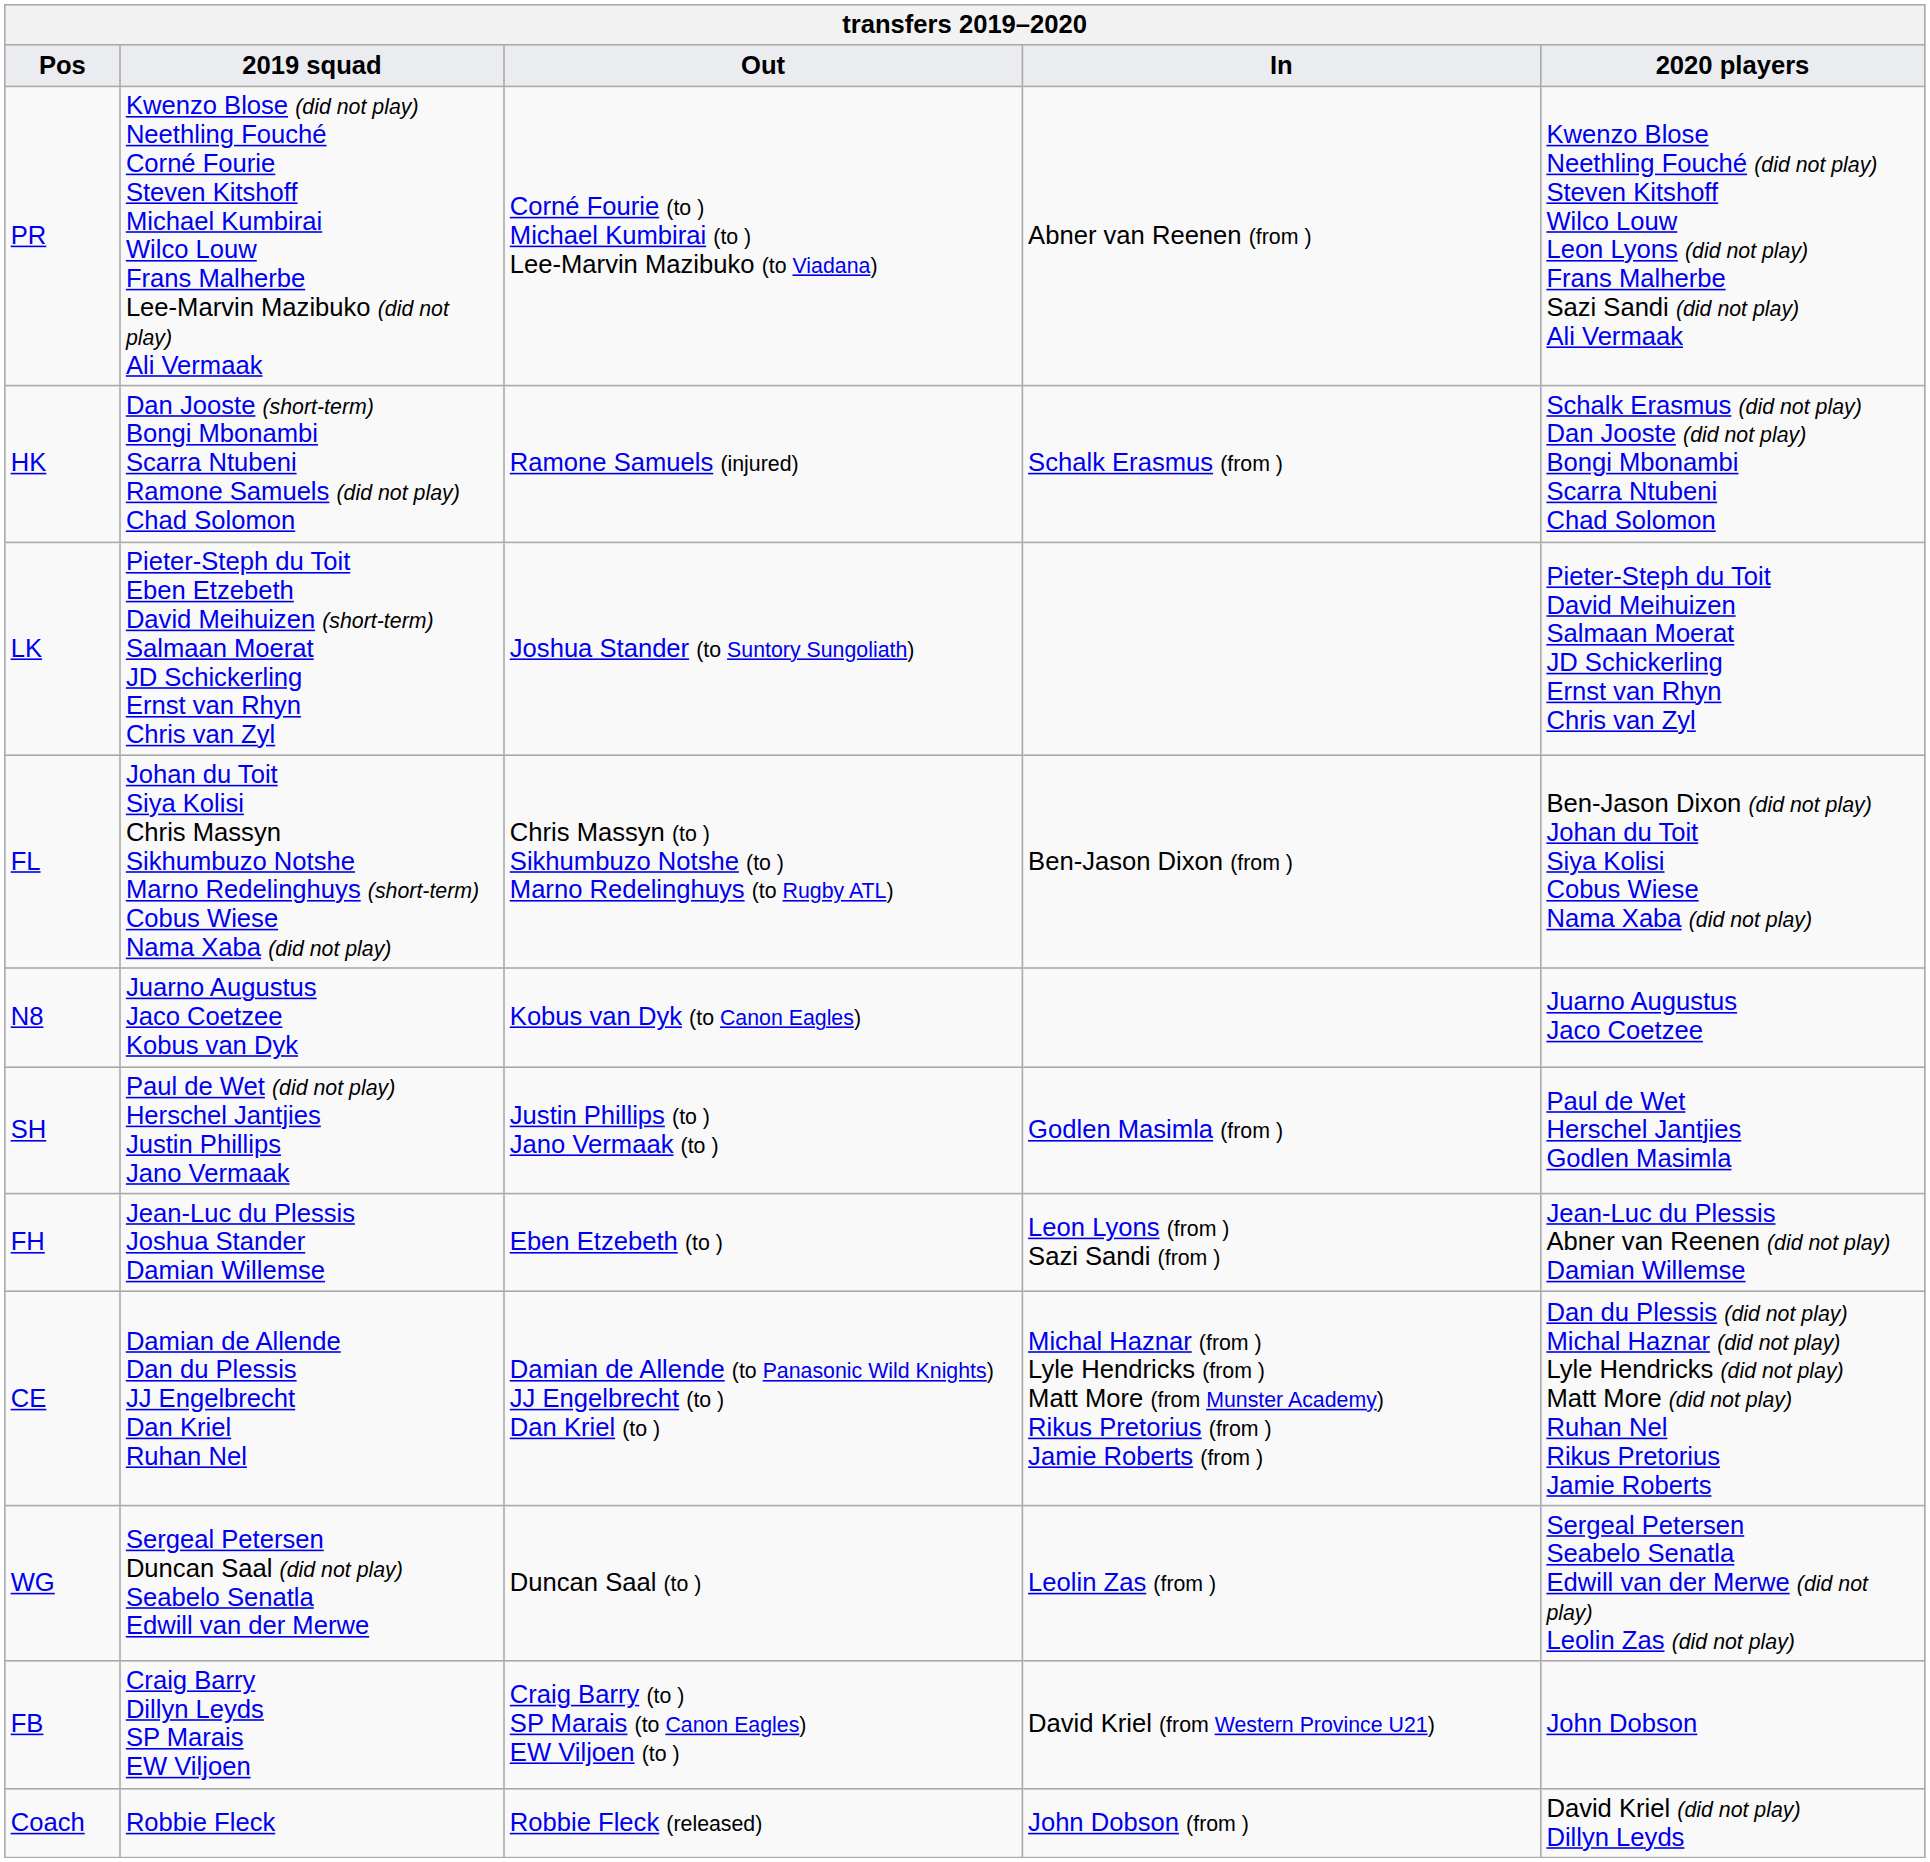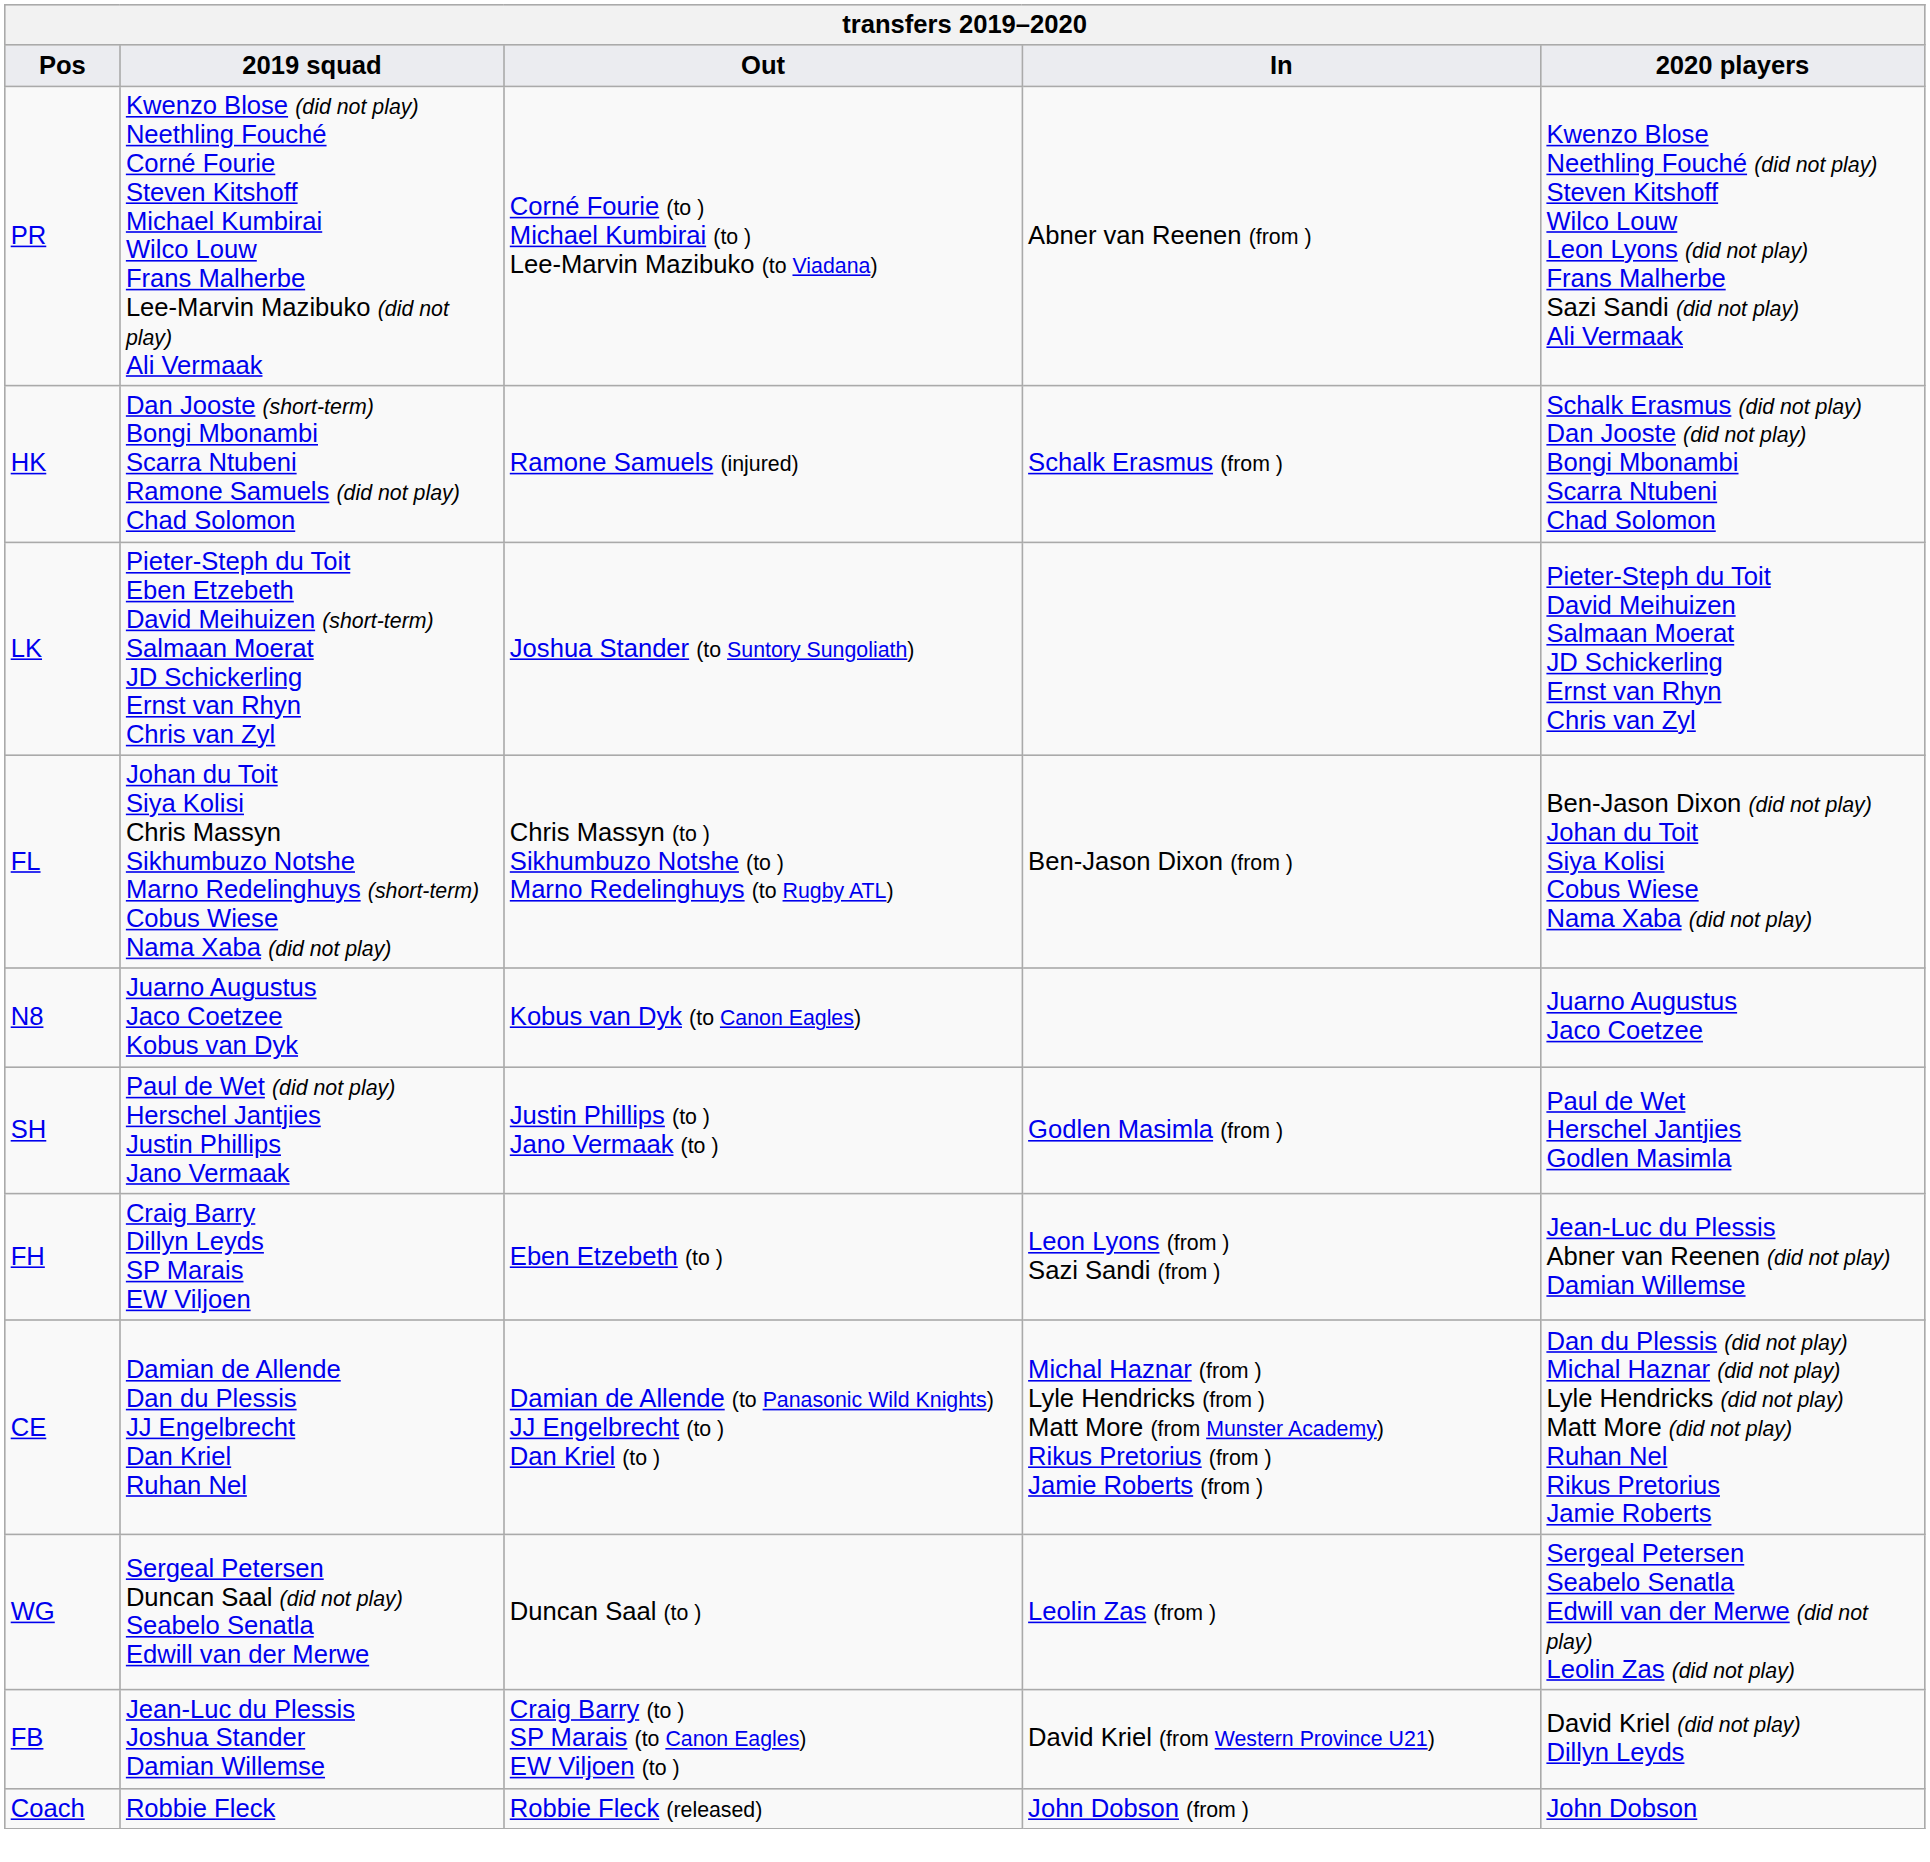(240, 1242) Jean-Luc du Plessis Joshua Stander Damian Willemse -> (195, 1256) Craig Barry Dillyn Leyds SP Marais EW Viljoen
(195, 1724) Craig Barry Dillyn Leyds SP Marais EW Viljoen -> (240, 1738) Jean-Luc du Plessis Joshua Stander Damian Willemse
(1622, 1724) John Dobson -> (1673, 1738) David Kriel (did not play) Dillyn Leyds
(1673, 1822) David Kriel (did not play) Dillyn Leyds -> (1622, 1808) John Dobson
